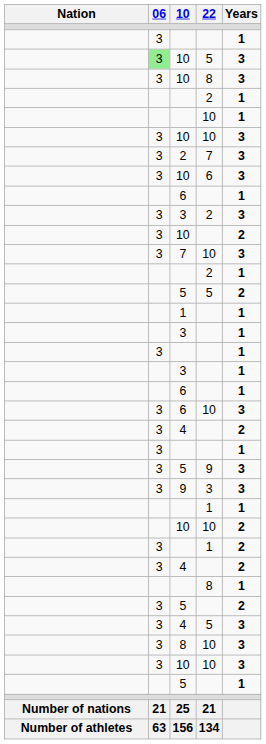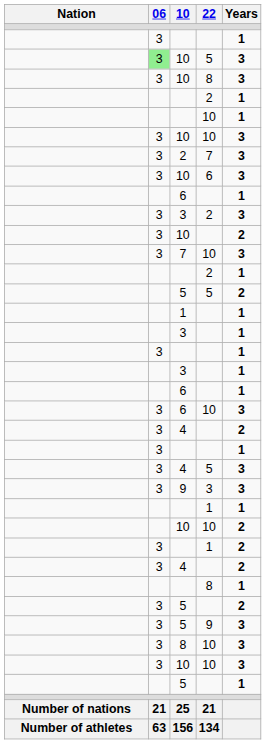rows swapped: (183, 469) <-> (183, 625)
